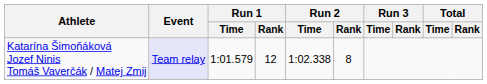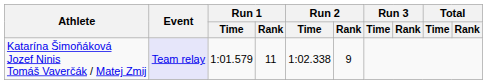(271, 59) 12 -> (271, 59) 11
(349, 59) 8 -> (349, 59) 9
